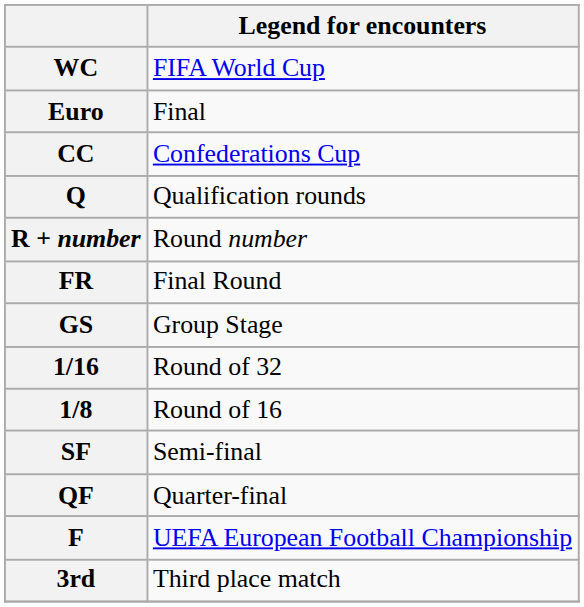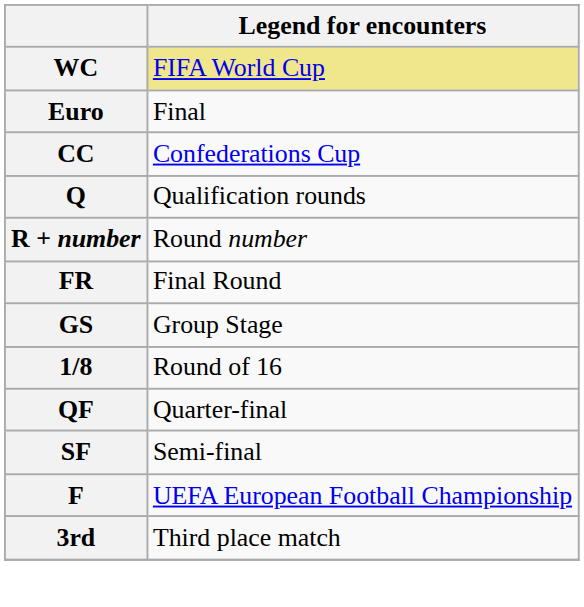(239, 68) no background -> (239, 68) khaki background
- row: (76, 366)
rows swapped: (76, 494) <-> (76, 451)
